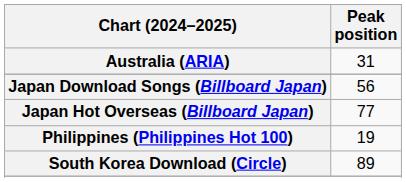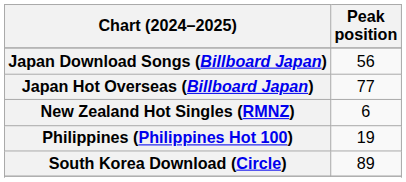- row: (168, 61)
+ row: (168, 112)
